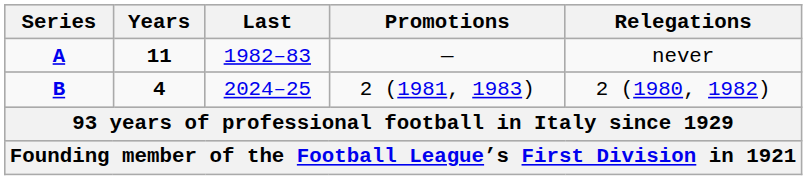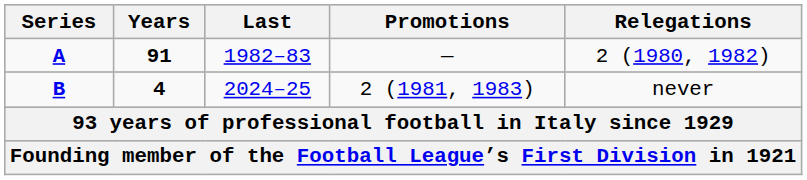(159, 56) 11 -> (159, 56) 91
(683, 56) never -> (683, 56) 2 (1980, 1982)
(683, 90) 2 (1980, 1982) -> (683, 90) never
